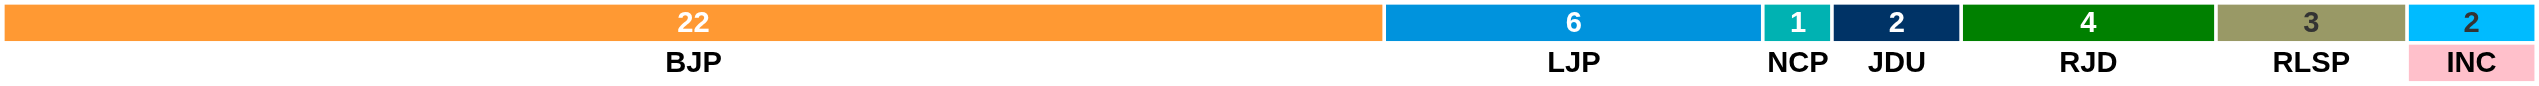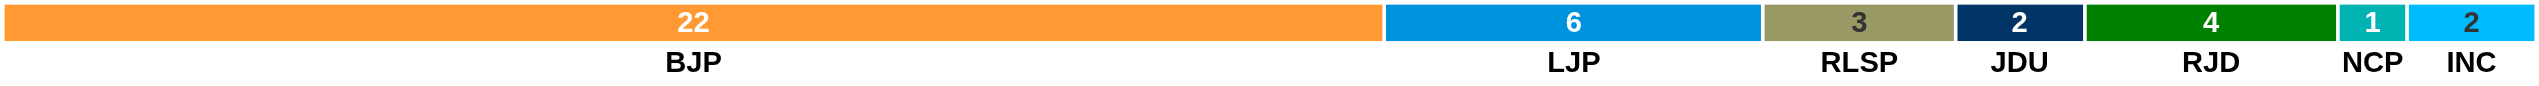columns swapped: (2311, 22) <-> (1798, 22)
(2472, 62) pink background -> (2472, 62) no background
